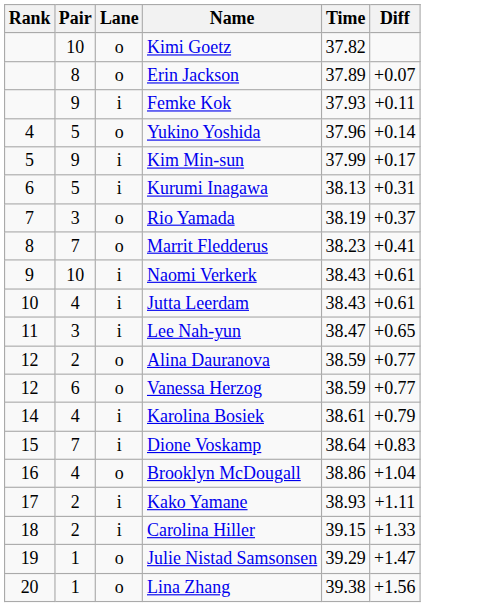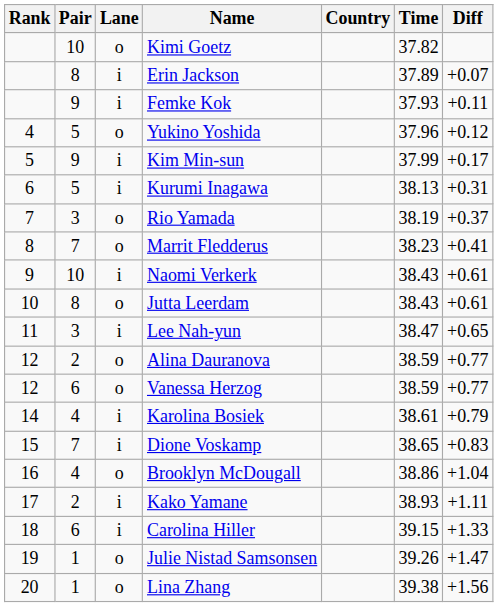+ column: (358, 18)
(119, 75) o -> (119, 75) i
(395, 132) +0.14 -> (468, 132) +0.12
(75, 302) 4 -> (75, 302) 8
(119, 302) i -> (119, 302) o
(346, 445) 38.64 -> (419, 445) 38.65
(75, 530) 2 -> (75, 530) 6
(346, 558) 39.29 -> (419, 558) 39.26
